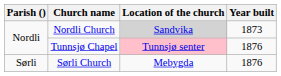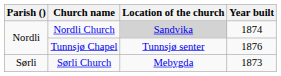(252, 29) 1873 -> (252, 29) 1874
(173, 46) pink background -> (173, 46) no background
(252, 63) 1876 -> (252, 63) 1873
